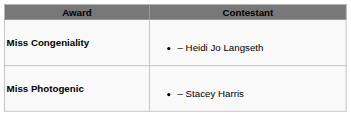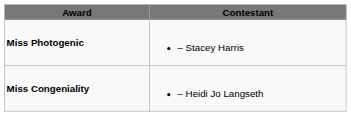rows swapped: (48, 43) <-> (45, 88)
